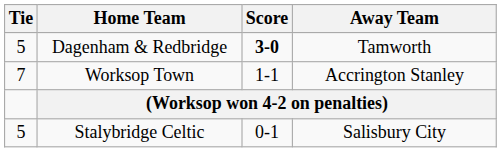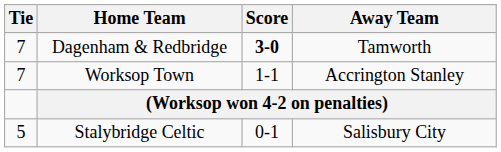(21, 47) 5 -> (21, 47) 7
